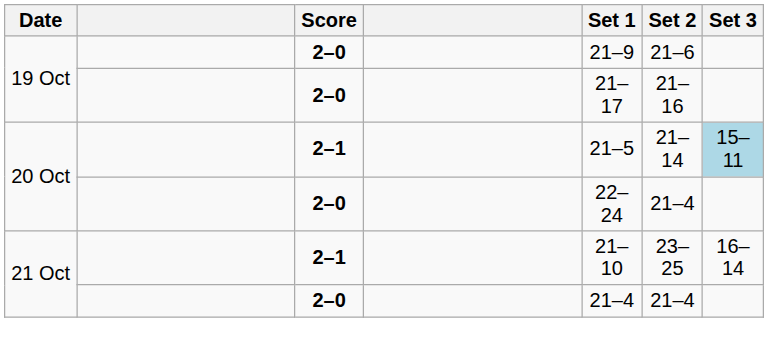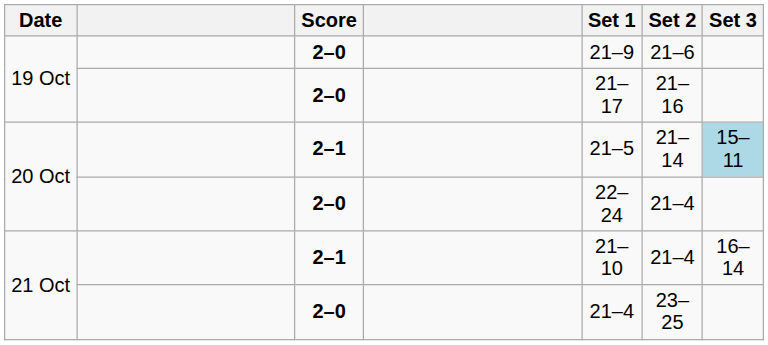(672, 257) 23–25 -> (672, 257) 21–4
(672, 300) 21–4 -> (672, 311) 23–25
